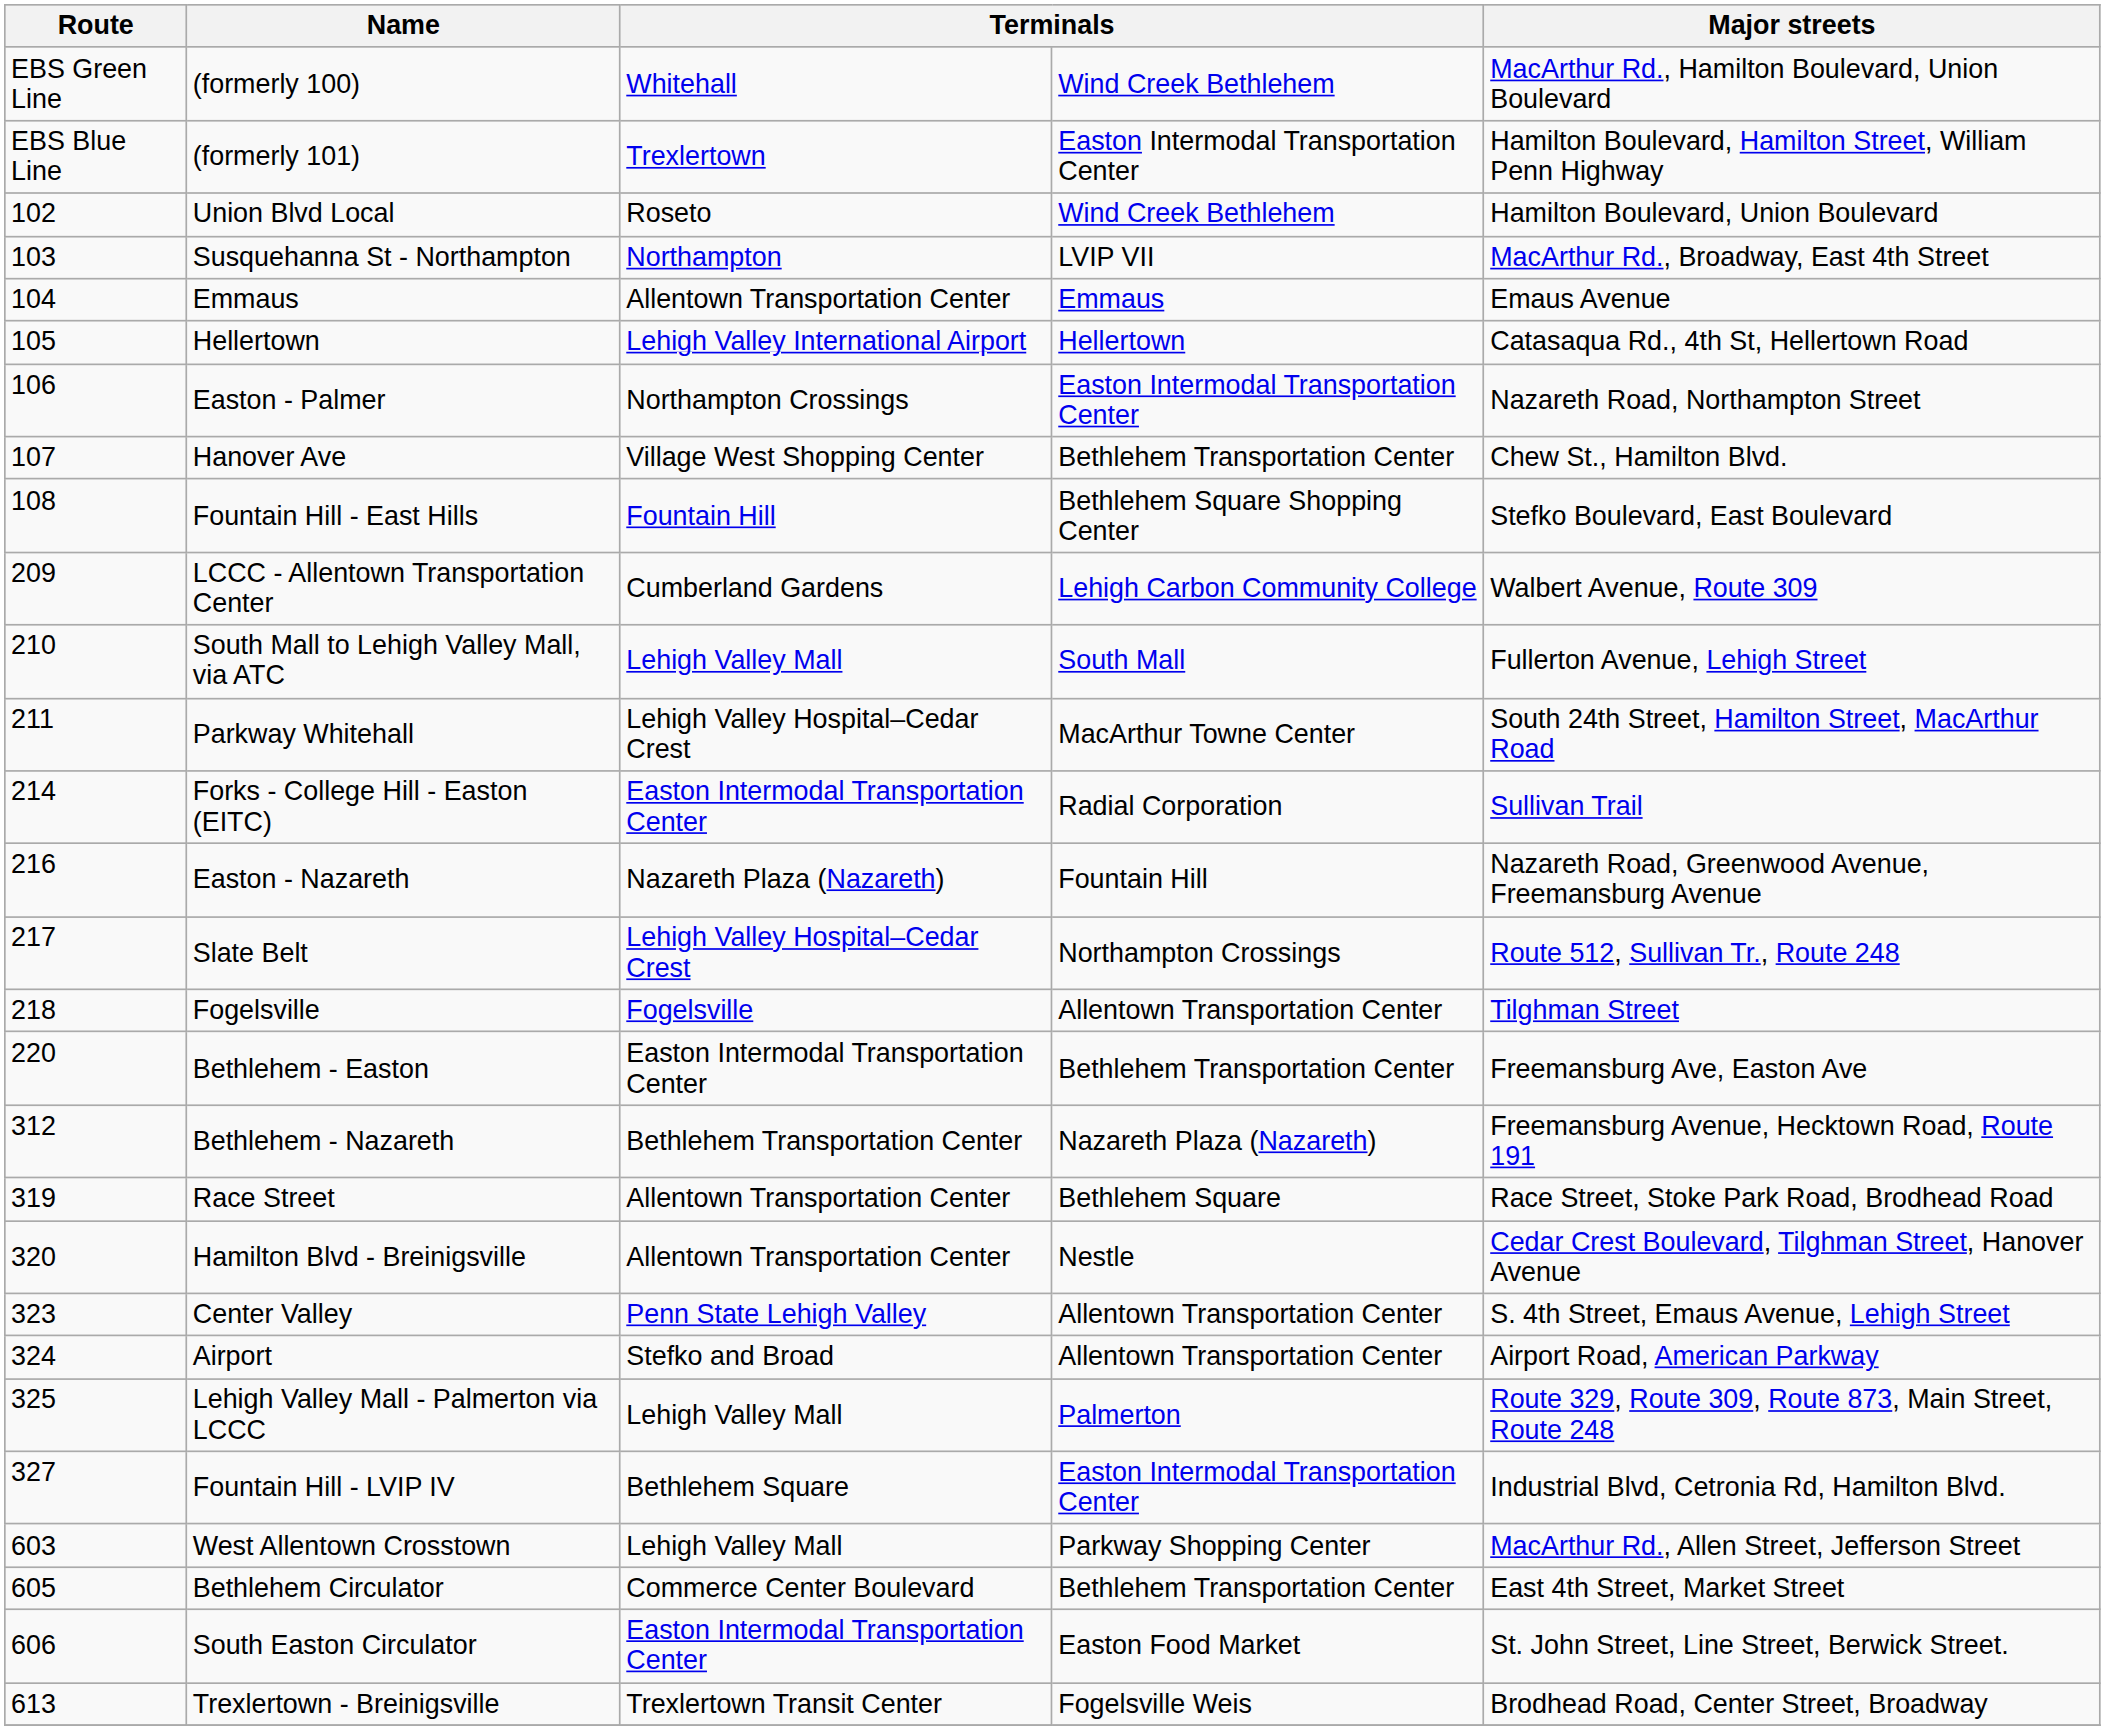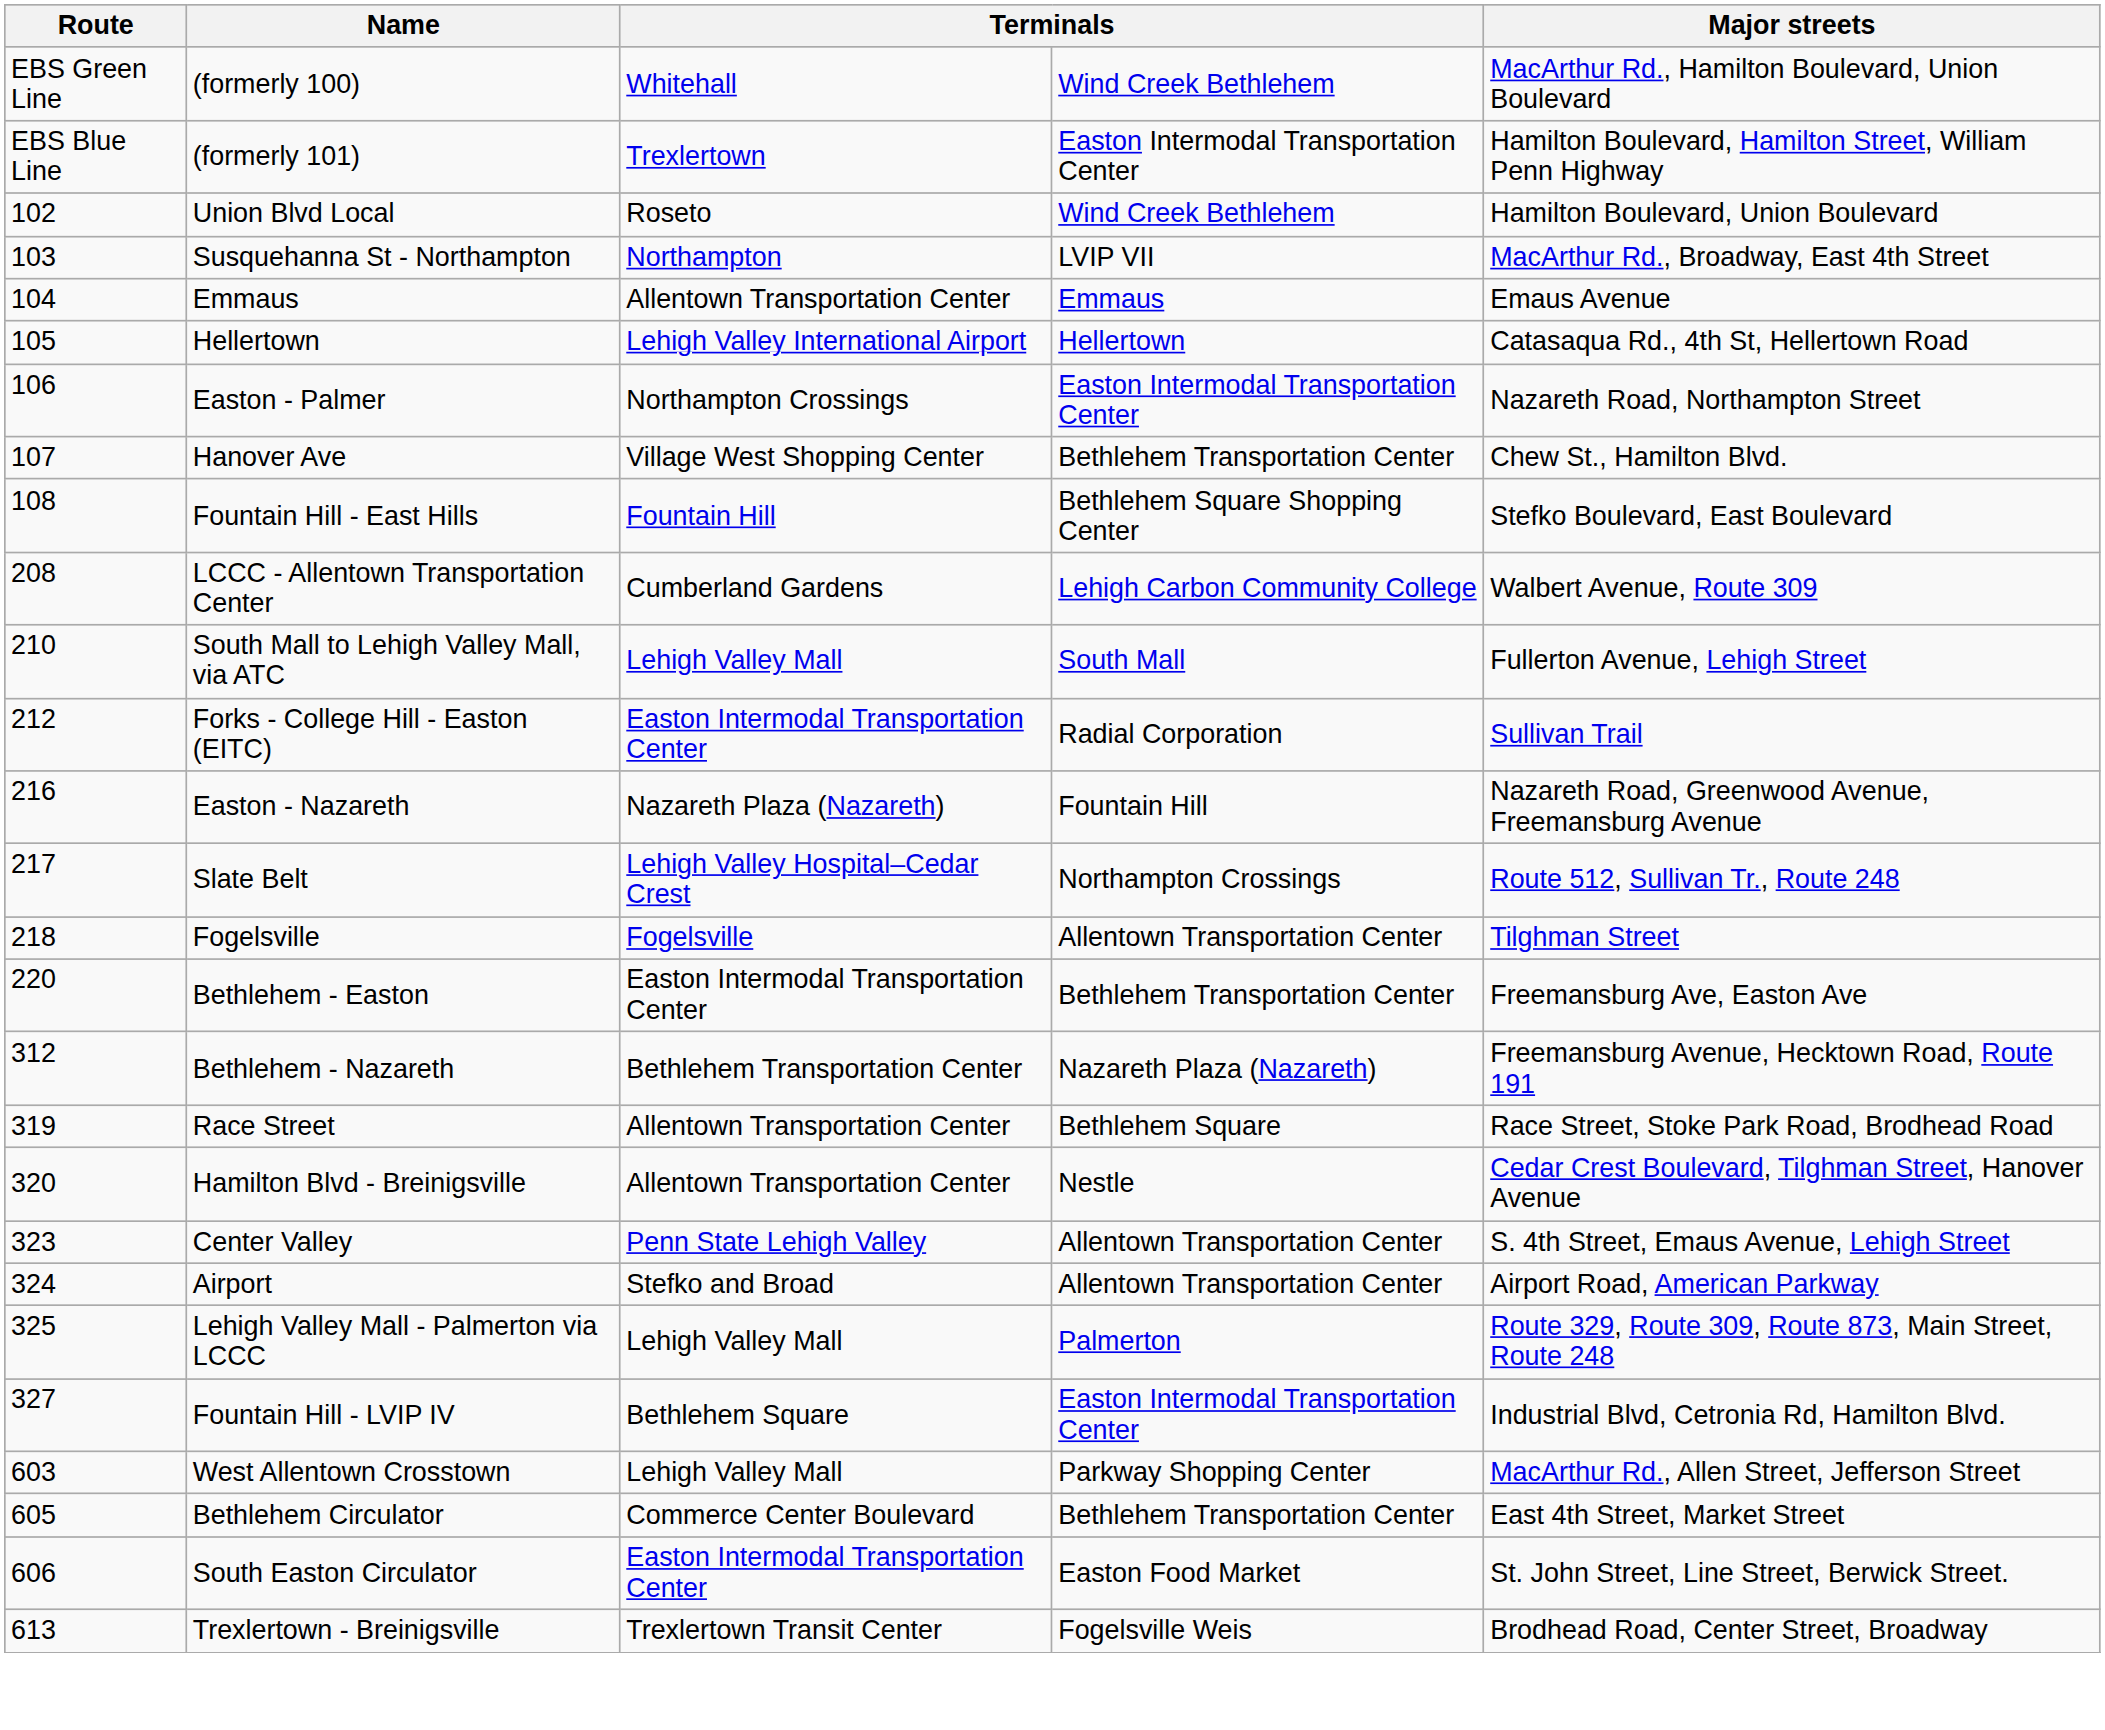(96, 573) 209 -> (96, 573) 208
- row: (303, 733)
(96, 792) 214 -> (96, 719) 212
